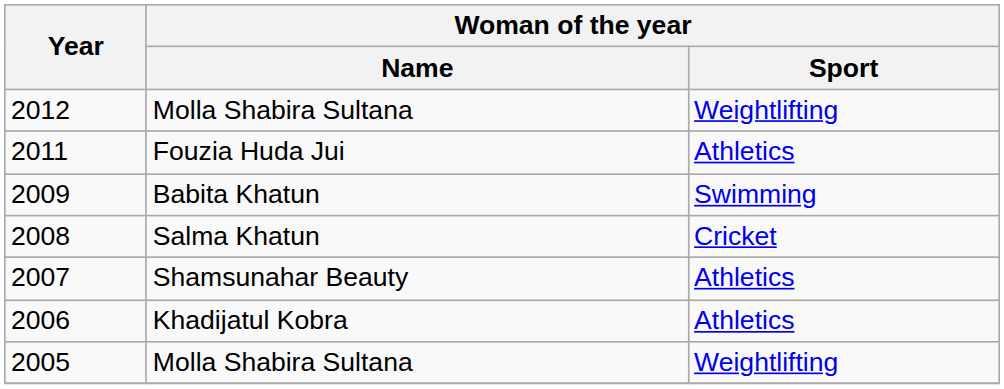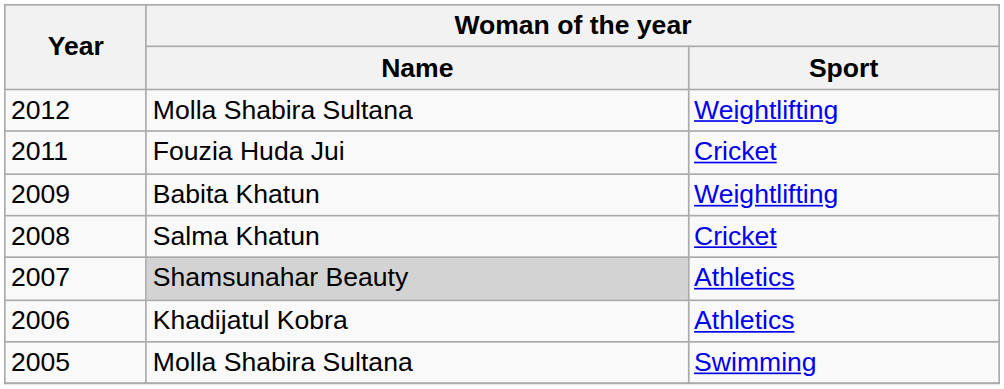(744, 151) Athletics -> (735, 151) Cricket
(755, 194) Swimming -> (766, 194) Weightlifting
(281, 278) no background -> (281, 278) lightgrey background
(766, 362) Weightlifting -> (755, 362) Swimming
